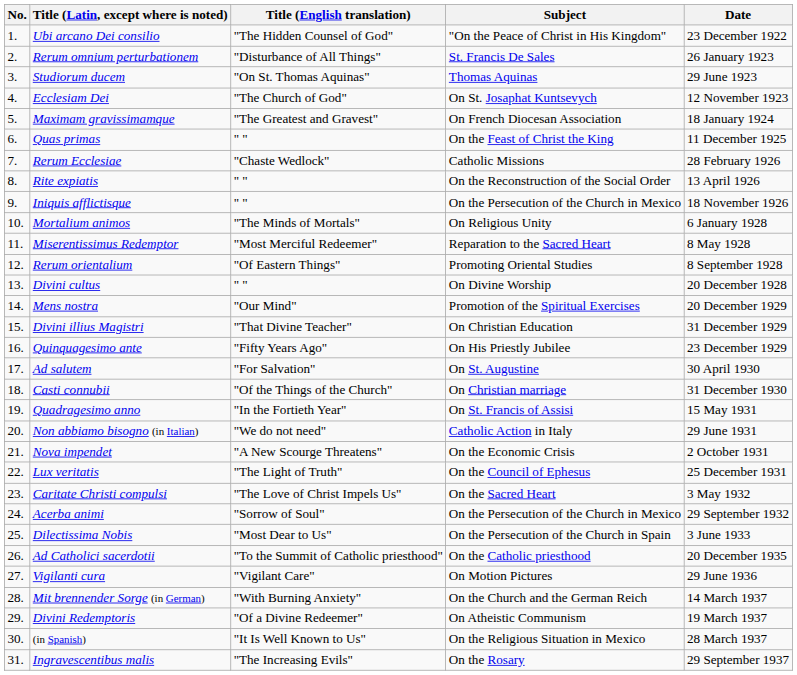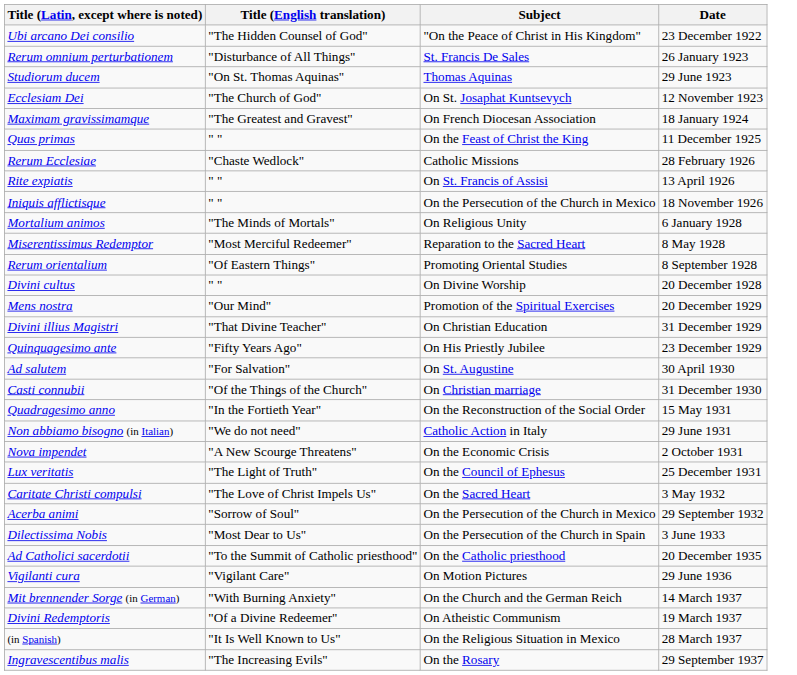- column: (17, 14)
(560, 181) On the Reconstruction of the Social Order -> (486, 181) On St. Francis of Assisi
(511, 410) On St. Francis of Assisi -> (534, 410) On the Reconstruction of the Social Order
